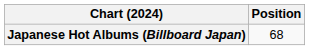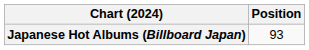(276, 34) 68 -> (276, 34) 93
